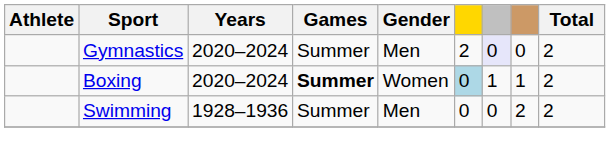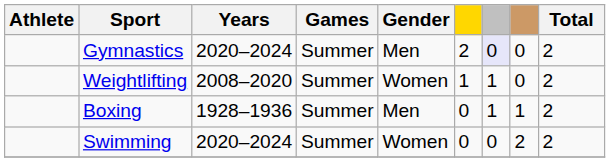+ row: (135, 80)
(240, 80) 2020–2024 -> (244, 111) 1928–1936
(335, 80) bold -> (337, 111) normal
(416, 80) Women -> (401, 111) Men
(464, 80) lightblue background -> (464, 111) no background
(240, 111) 1928–1936 -> (244, 141) 2020–2024
(401, 111) Men -> (415, 141) Women
